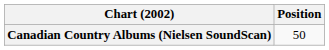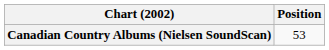(299, 34) 50 -> (299, 34) 53
